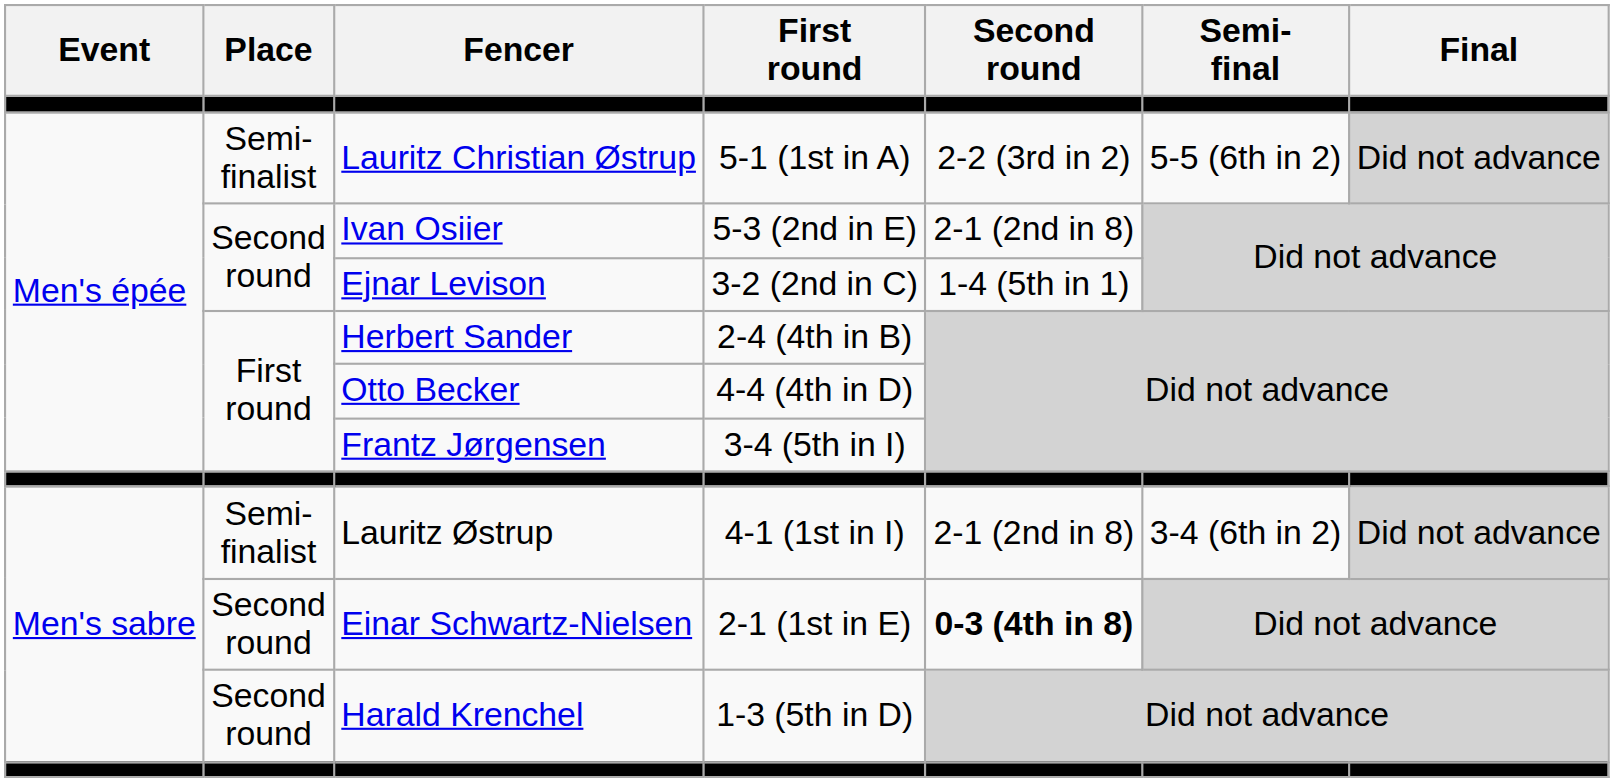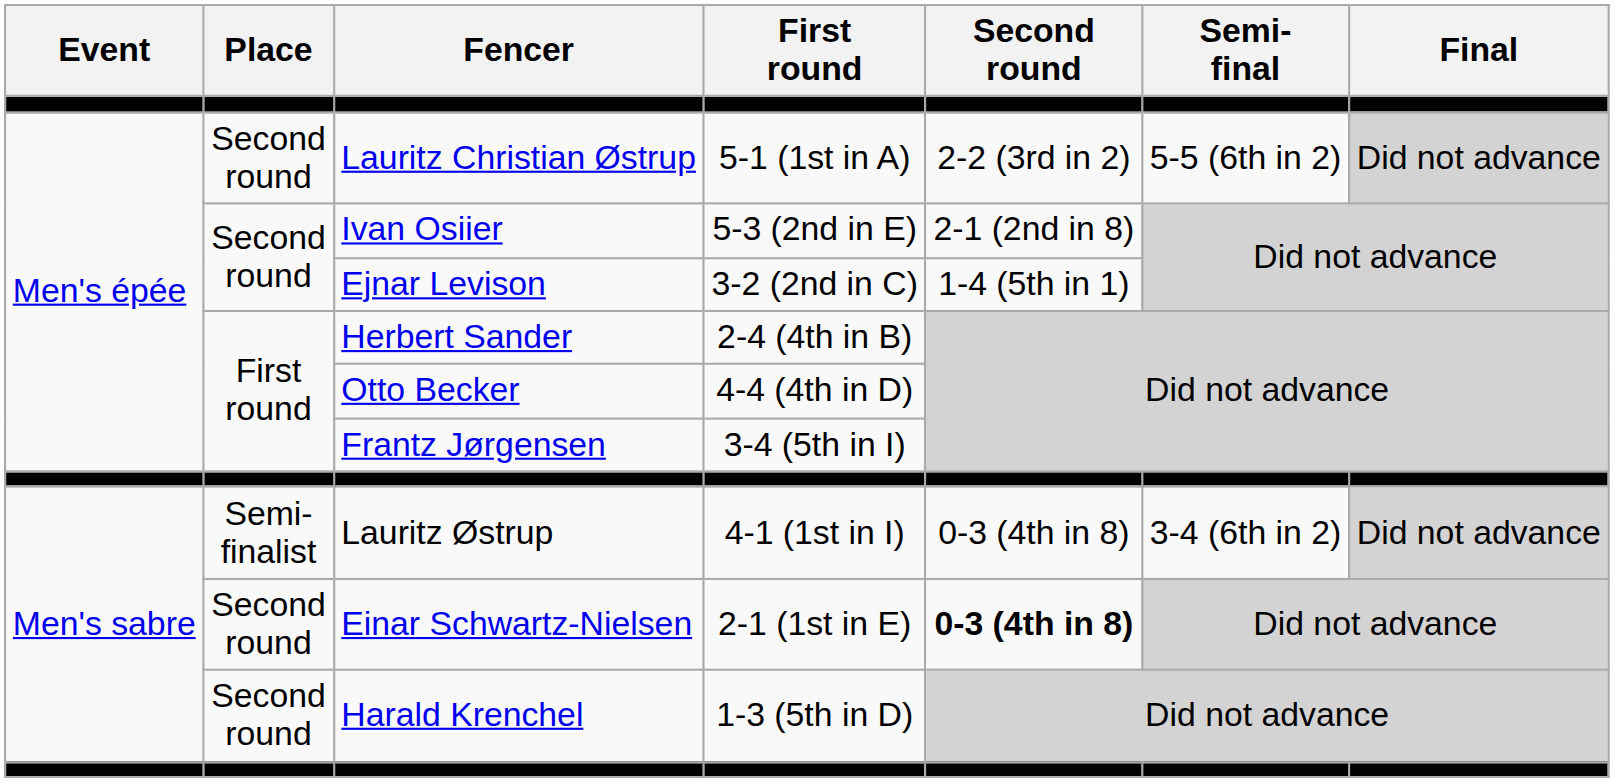(268, 157) Semi- finalist -> (268, 157) Second round
(1034, 532) 2-1 (2nd in 8) -> (1034, 532) 0-3 (4th in 8)
